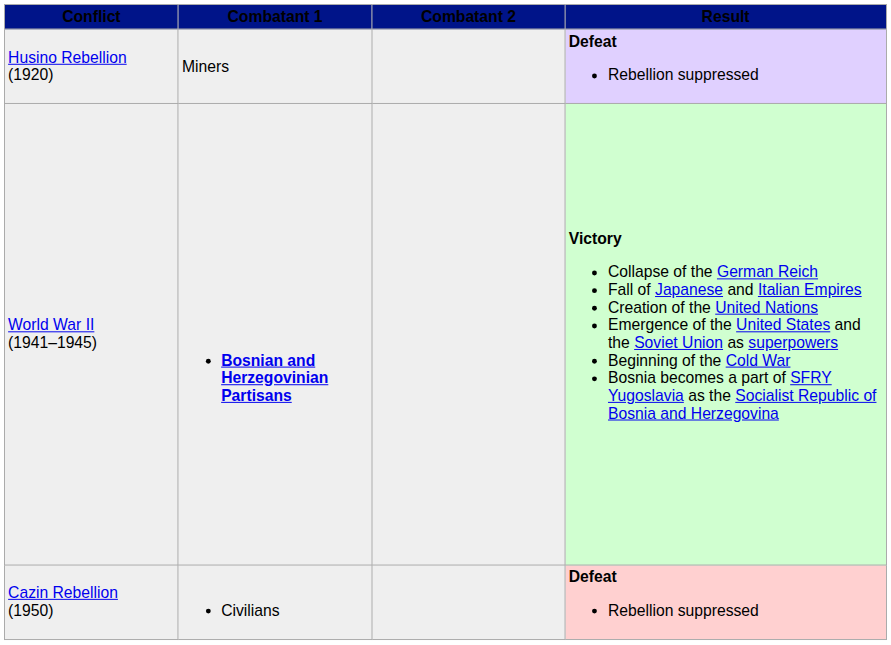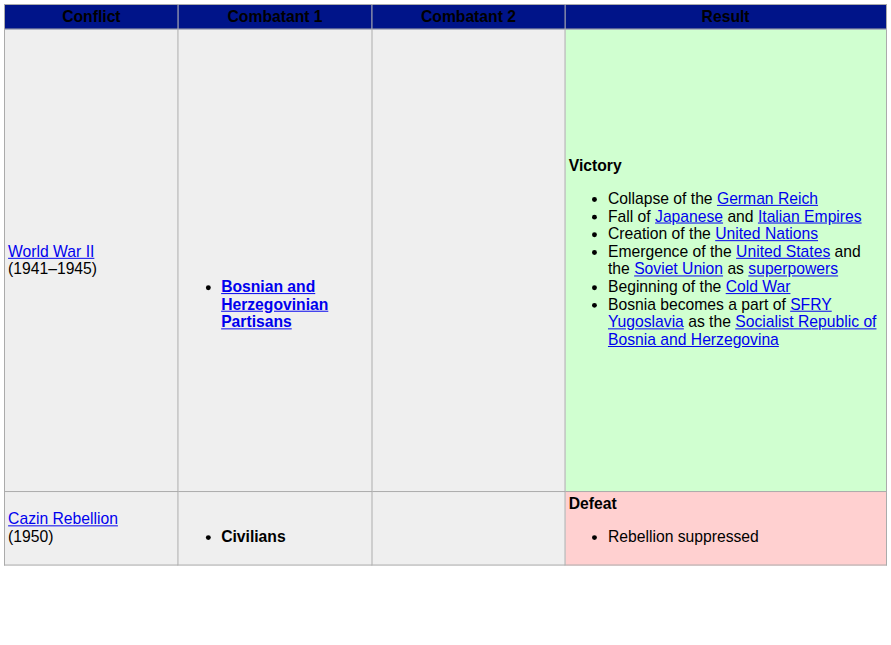- row: (67, 66)
(275, 611) normal -> (275, 537) bold
